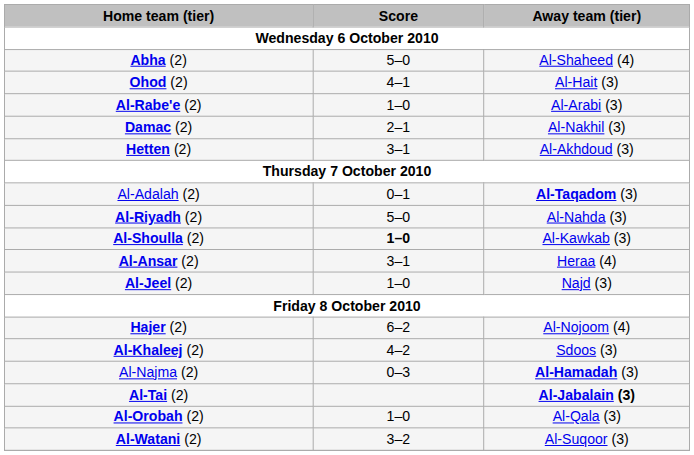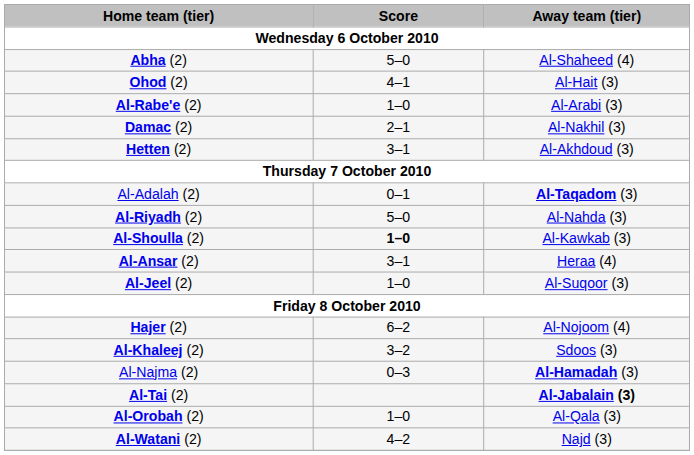(587, 284) Najd (3) -> (587, 284) Al-Suqoor (3)
(398, 350) 4–2 -> (398, 350) 3–2
(398, 440) 3–2 -> (398, 440) 4–2
(587, 440) Al-Suqoor (3) -> (587, 440) Najd (3)
